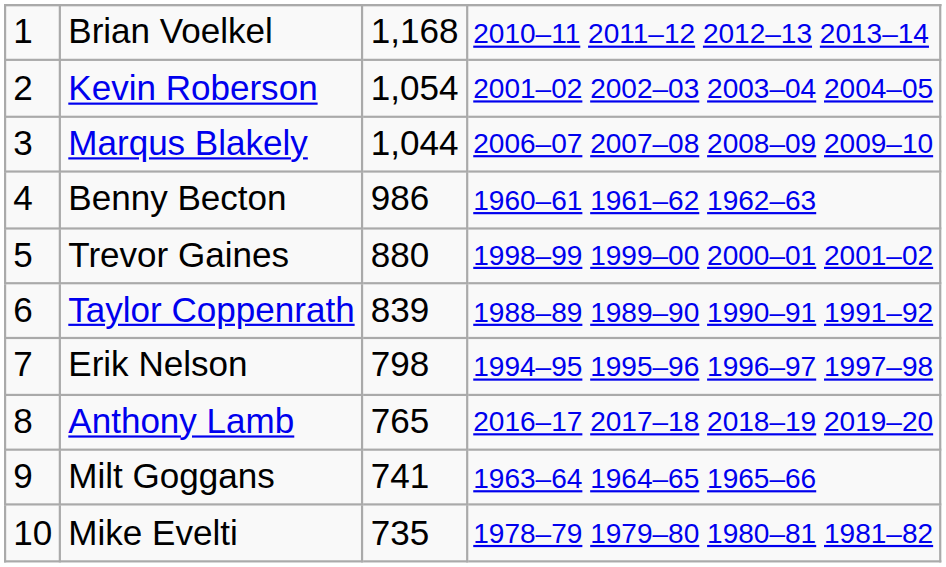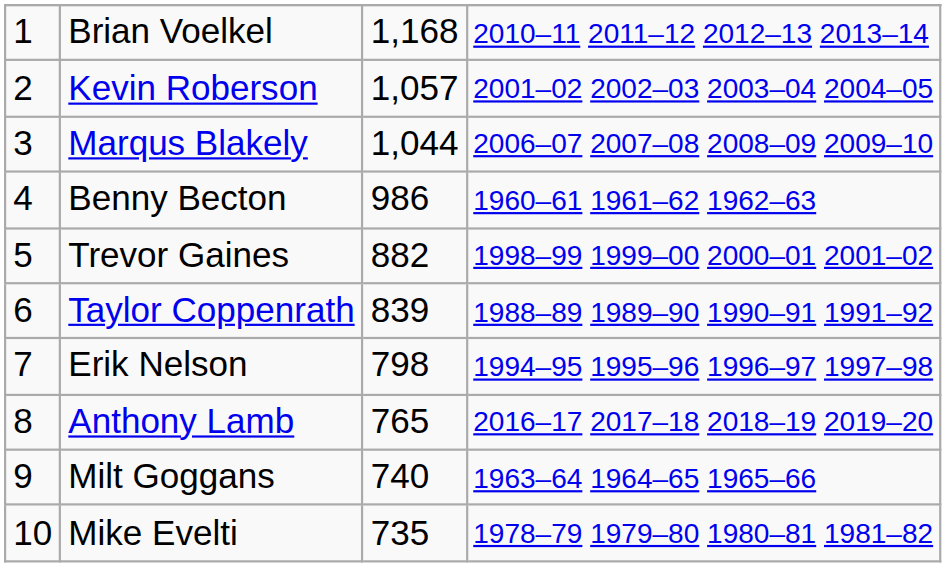(415, 87) 1,054 -> (415, 87) 1,057
(400, 254) 880 -> (400, 254) 882
(400, 476) 741 -> (400, 476) 740
